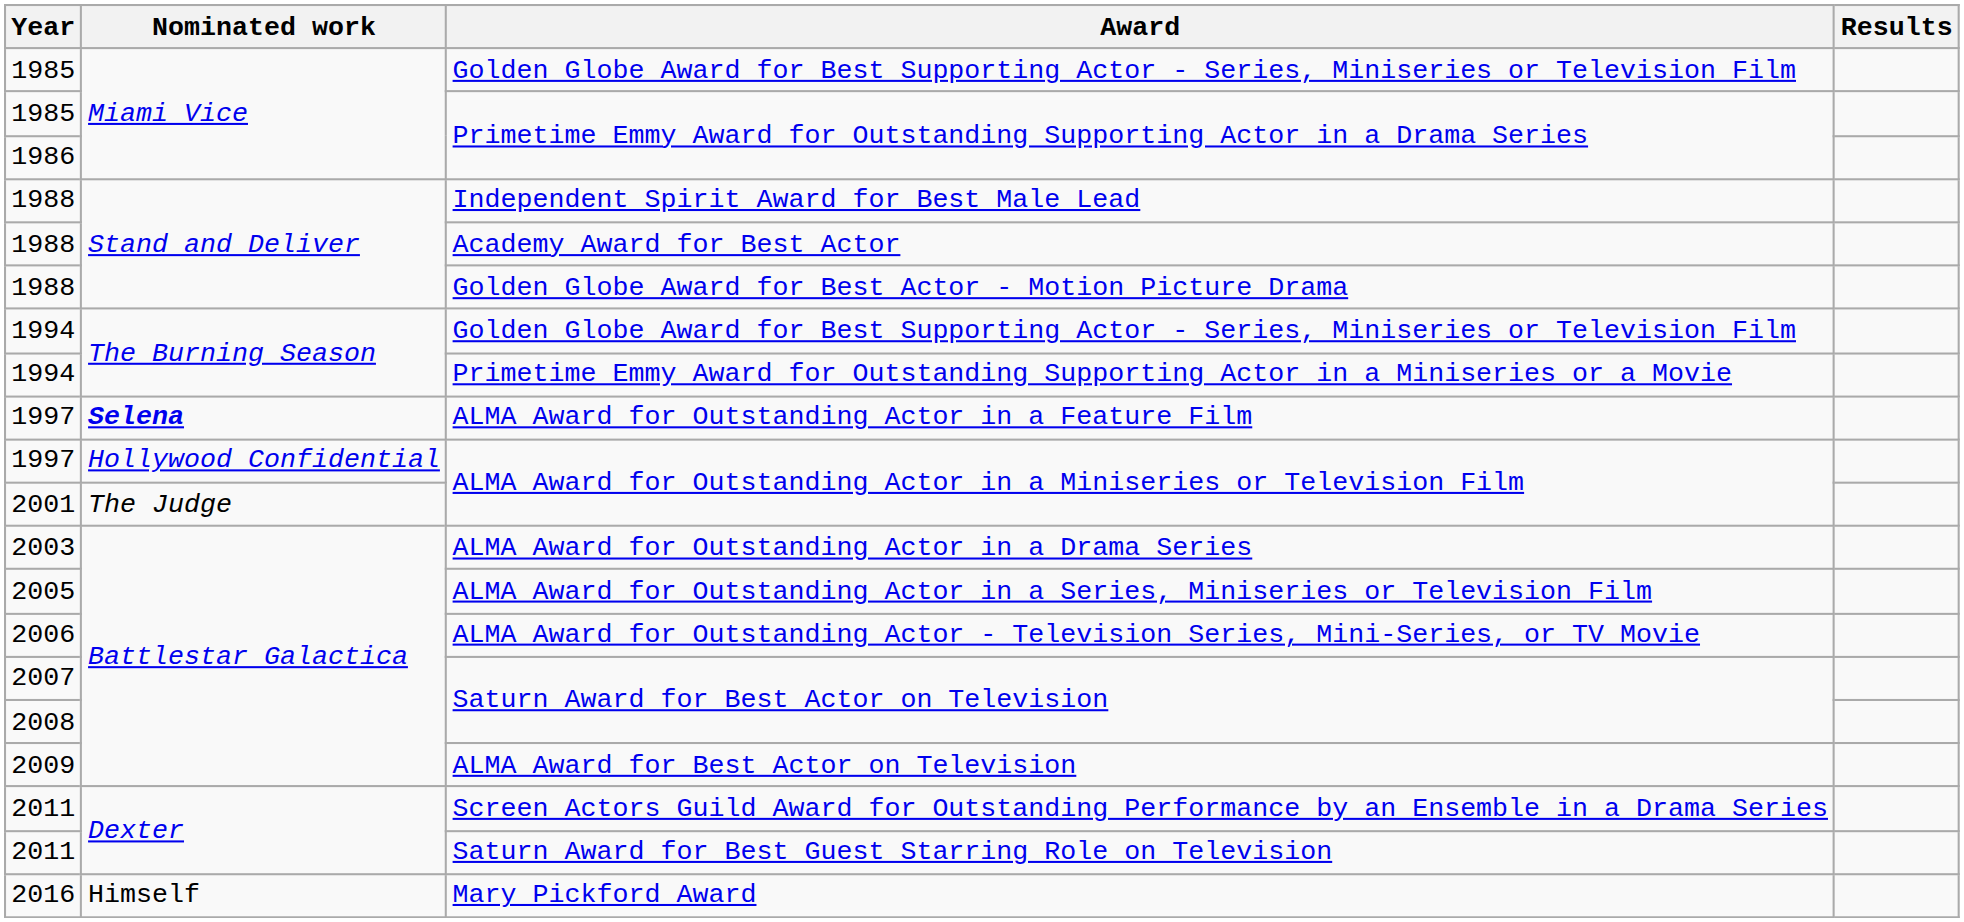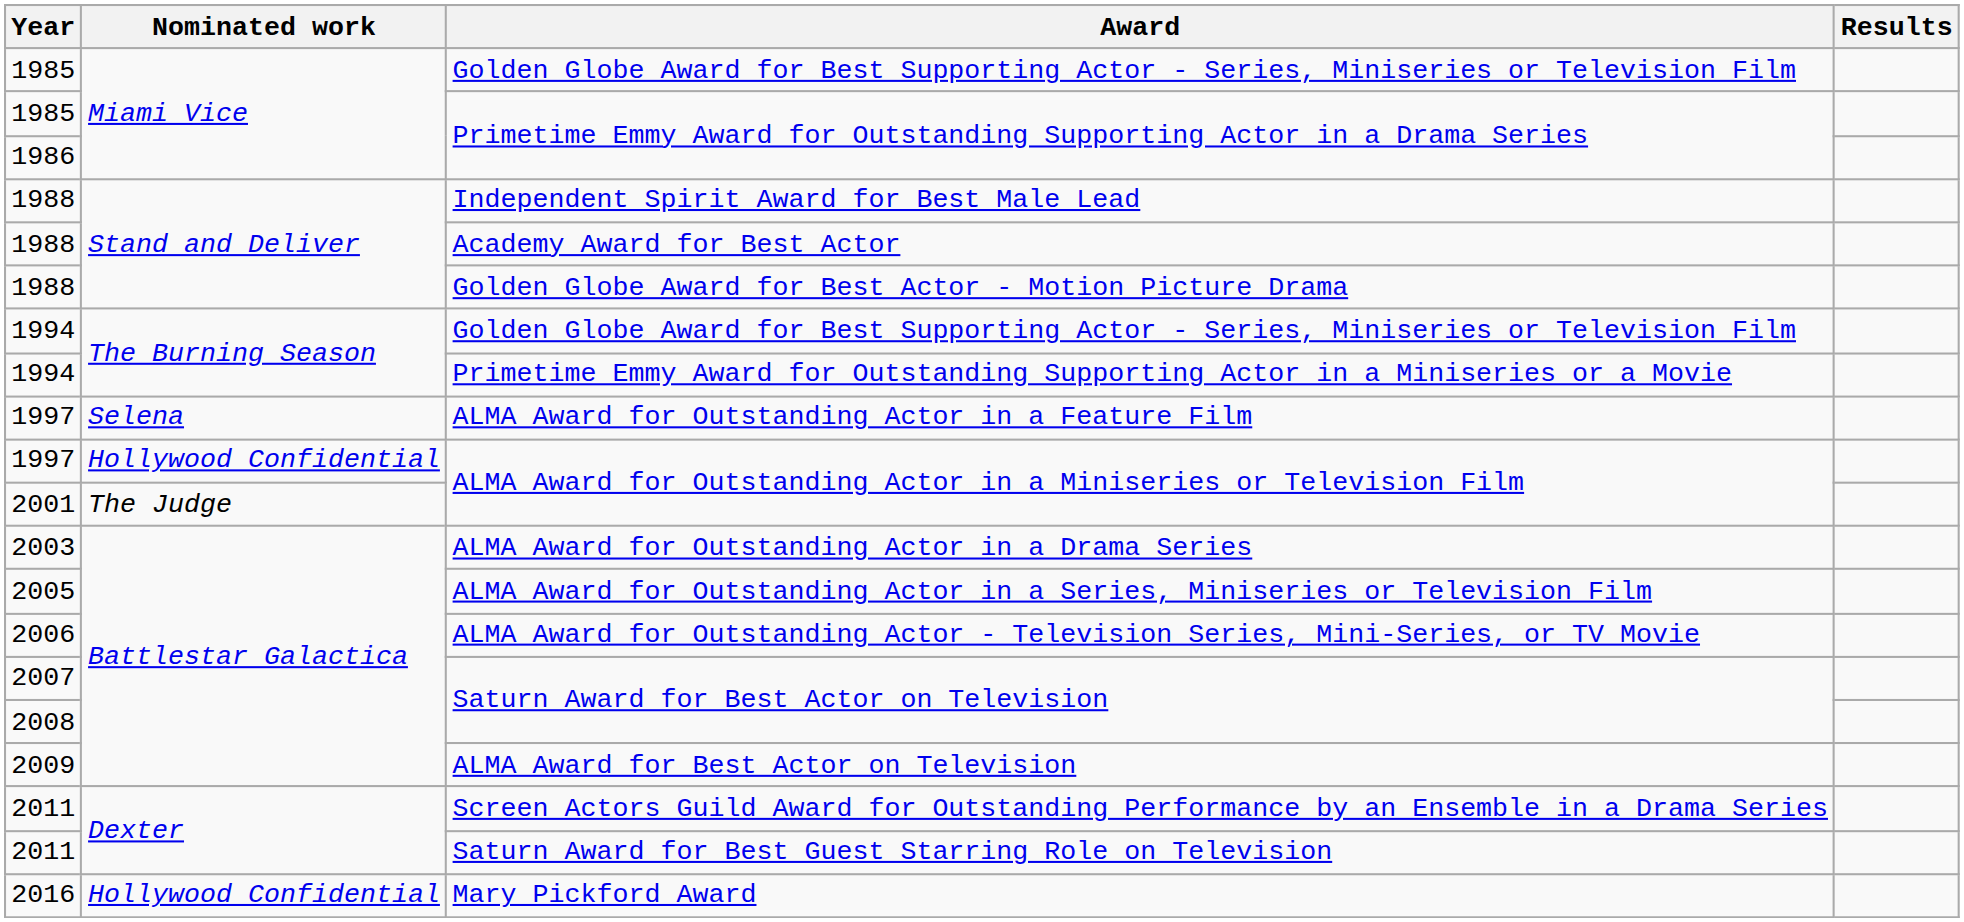(136, 418) bold -> (136, 418) normal
(144, 895) Himself -> (264, 895) Hollywood Confidential
